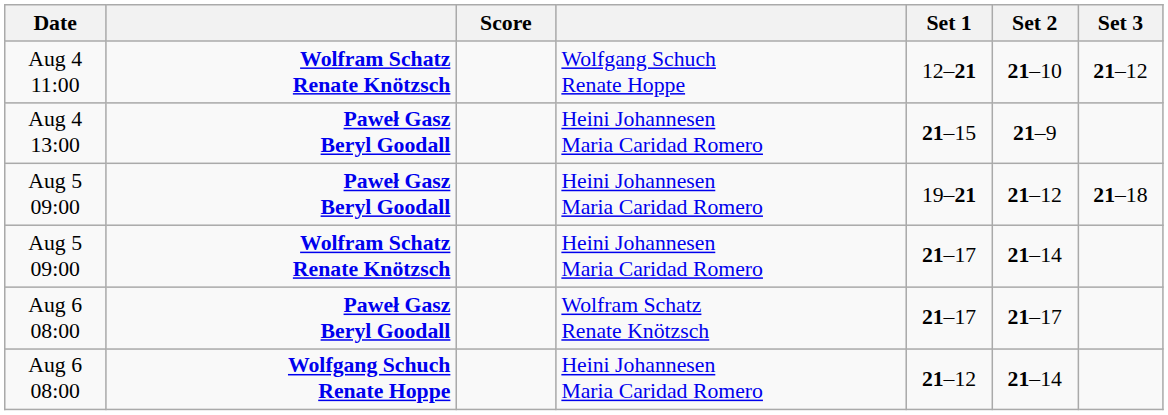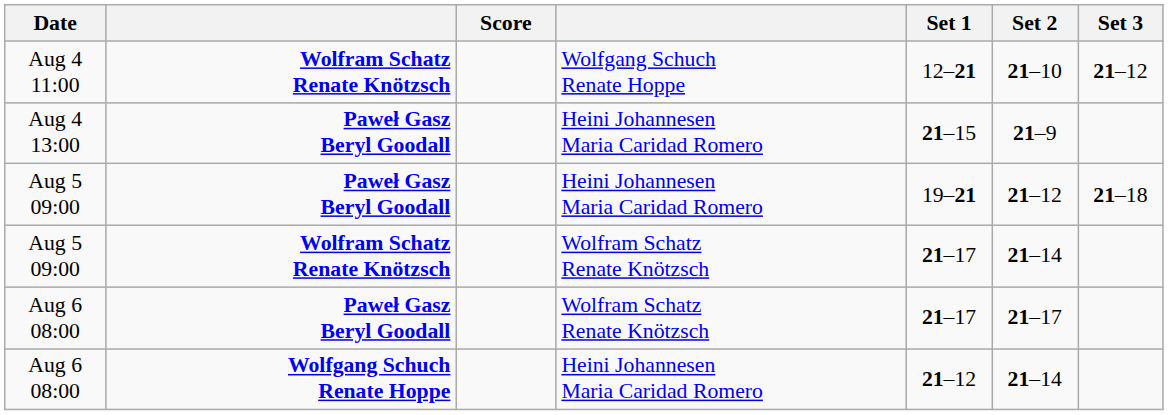(662, 256) Heini Johannesen Maria Caridad Romero -> (635, 256) Wolfram Schatz Renate Knötzsch
